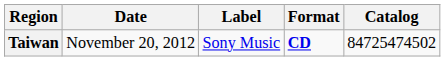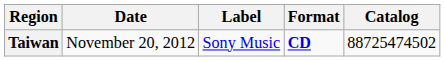(392, 42) 84725474502 -> (392, 42) 88725474502
